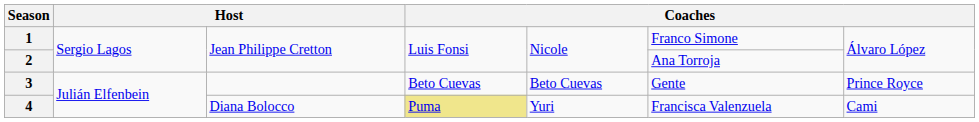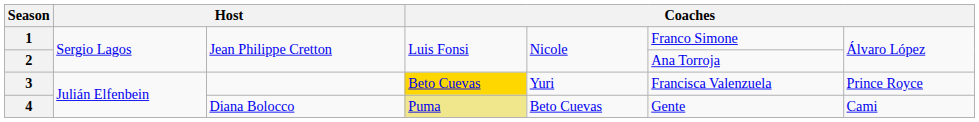(444, 83) no background -> (444, 83) gold background
(566, 83) Beto Cuevas -> (542, 83) Yuri
(668, 83) Gente -> (711, 83) Francisca Valenzuela
(542, 106) Yuri -> (566, 106) Beto Cuevas
(711, 106) Francisca Valenzuela -> (668, 106) Gente
